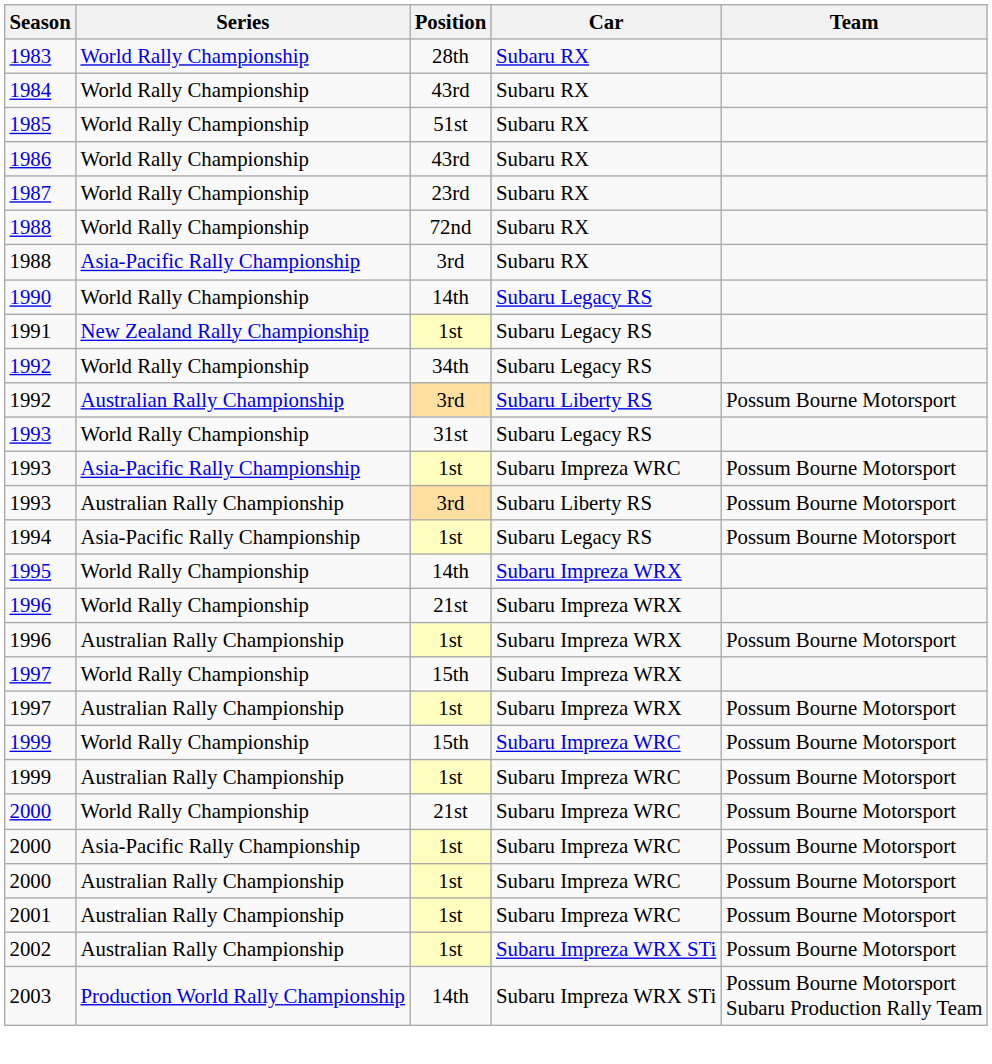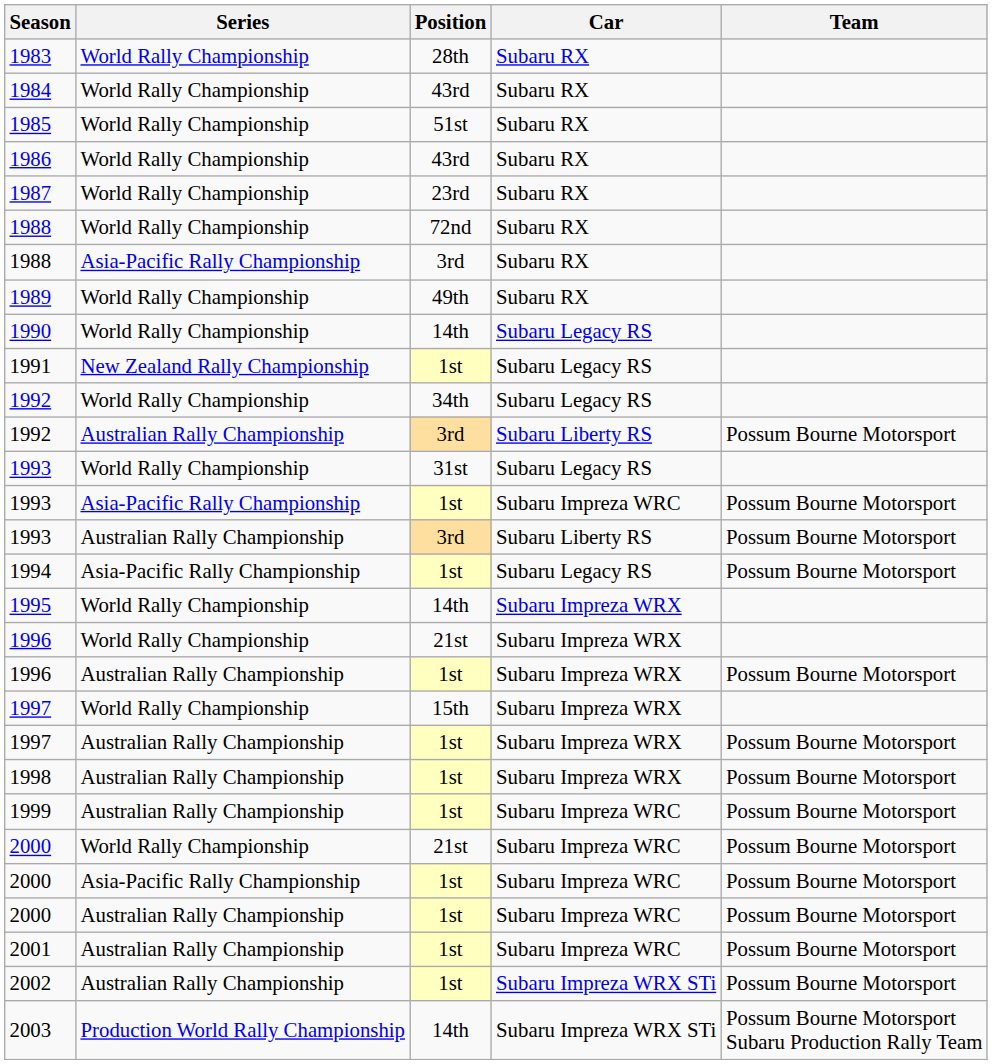+ row: (30, 296)
+ row: (30, 777)
- row: (30, 742)
